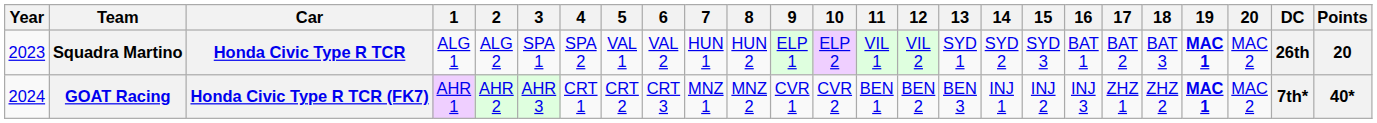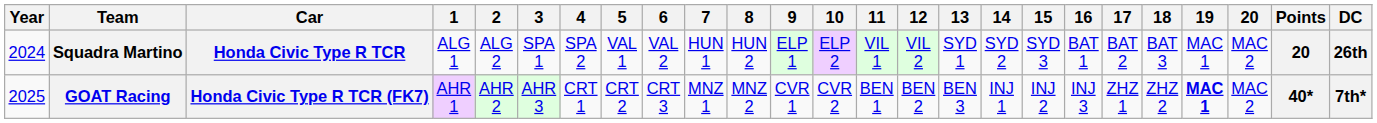columns swapped: (1293, 17) <-> (1342, 17)
(27, 52) 2023 -> (27, 52) 2024
(1205, 52) bold -> (1205, 52) normal
(27, 96) 2024 -> (27, 96) 2025
